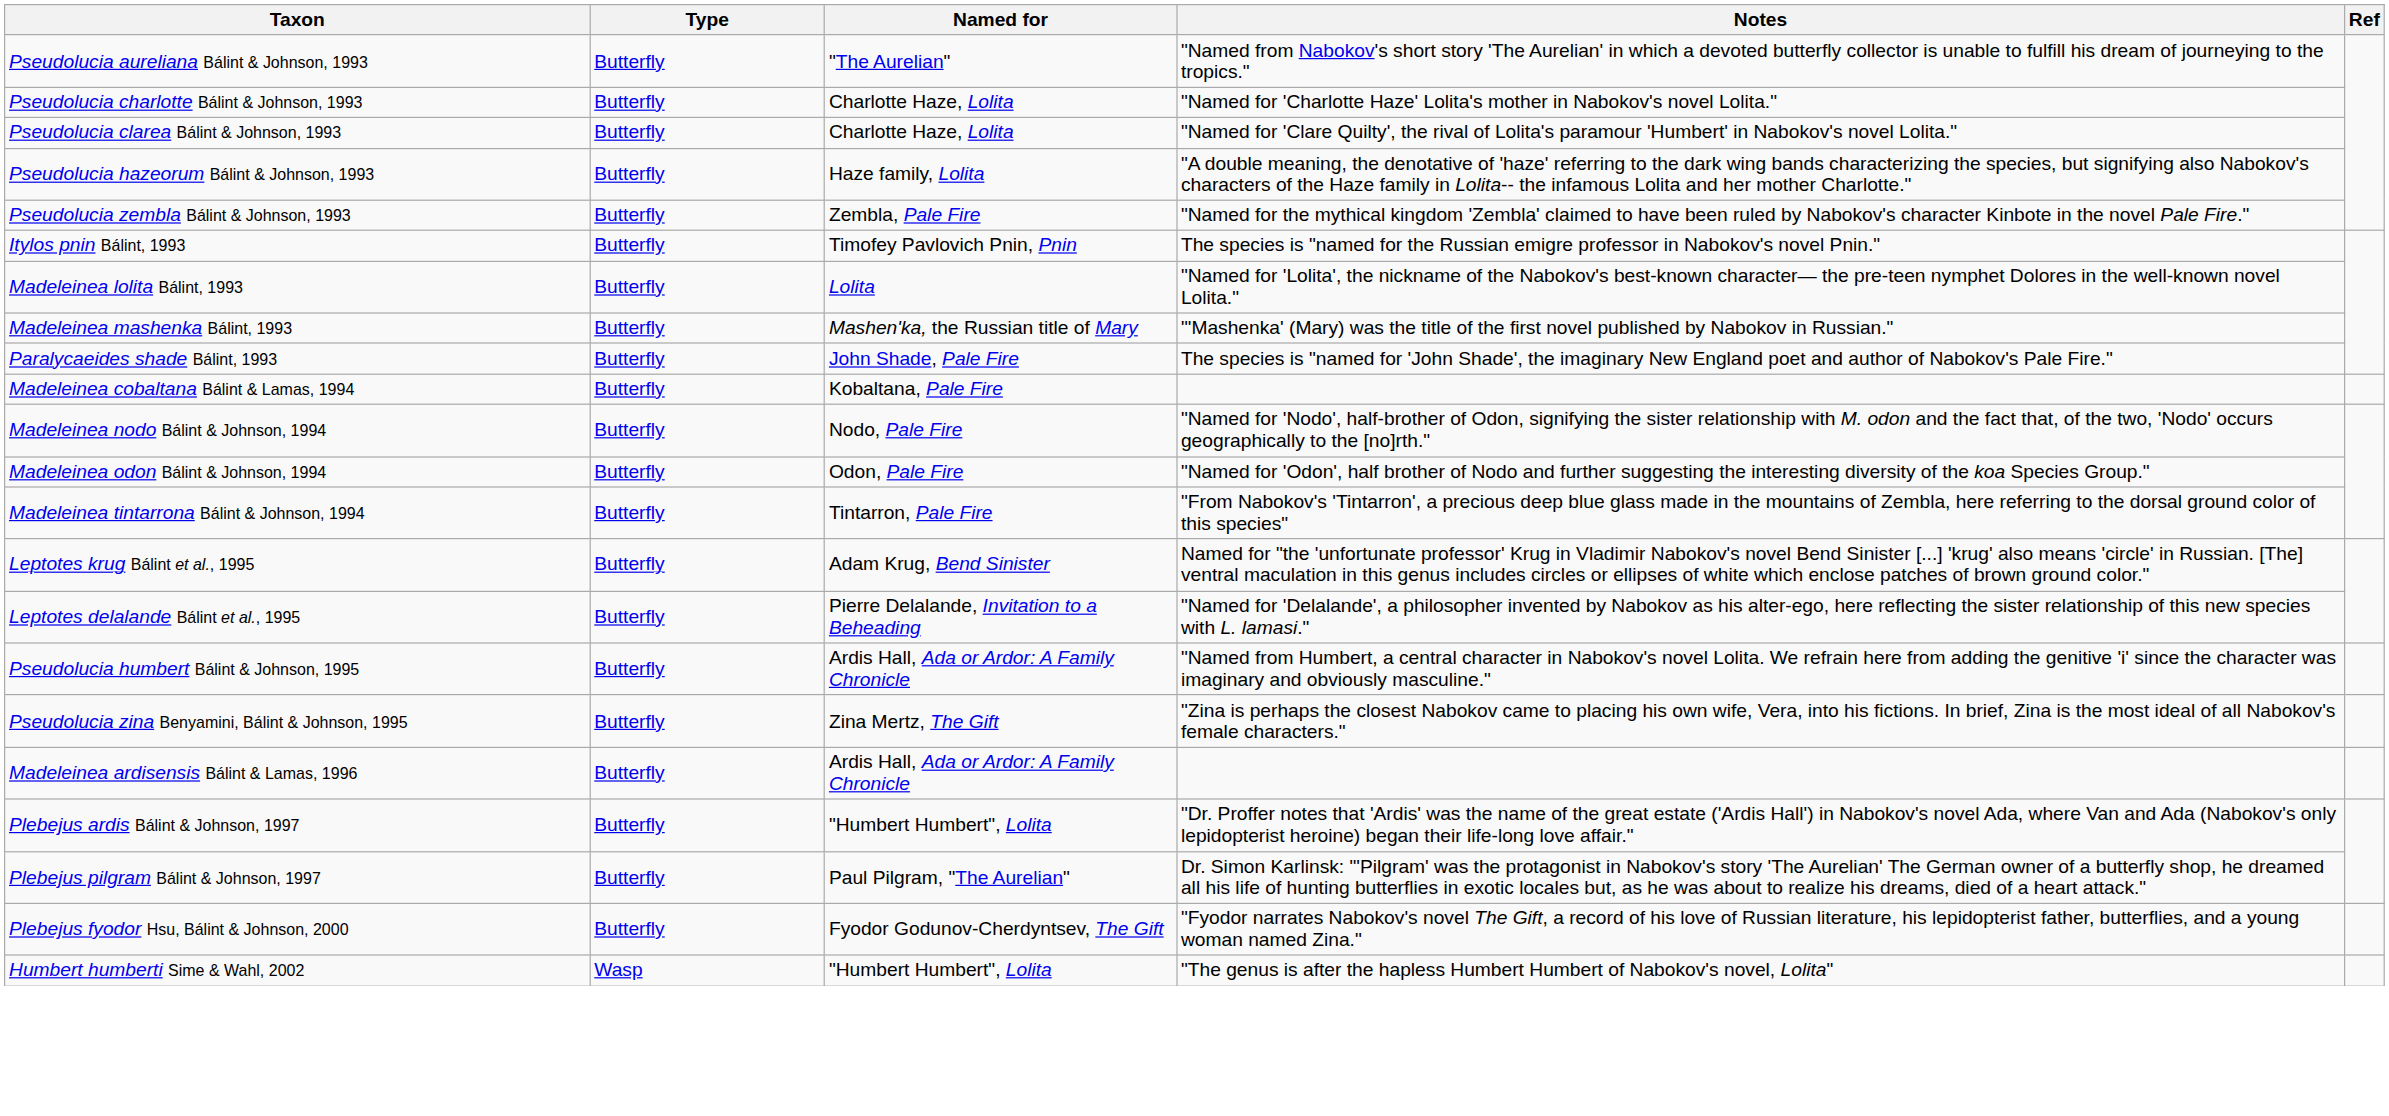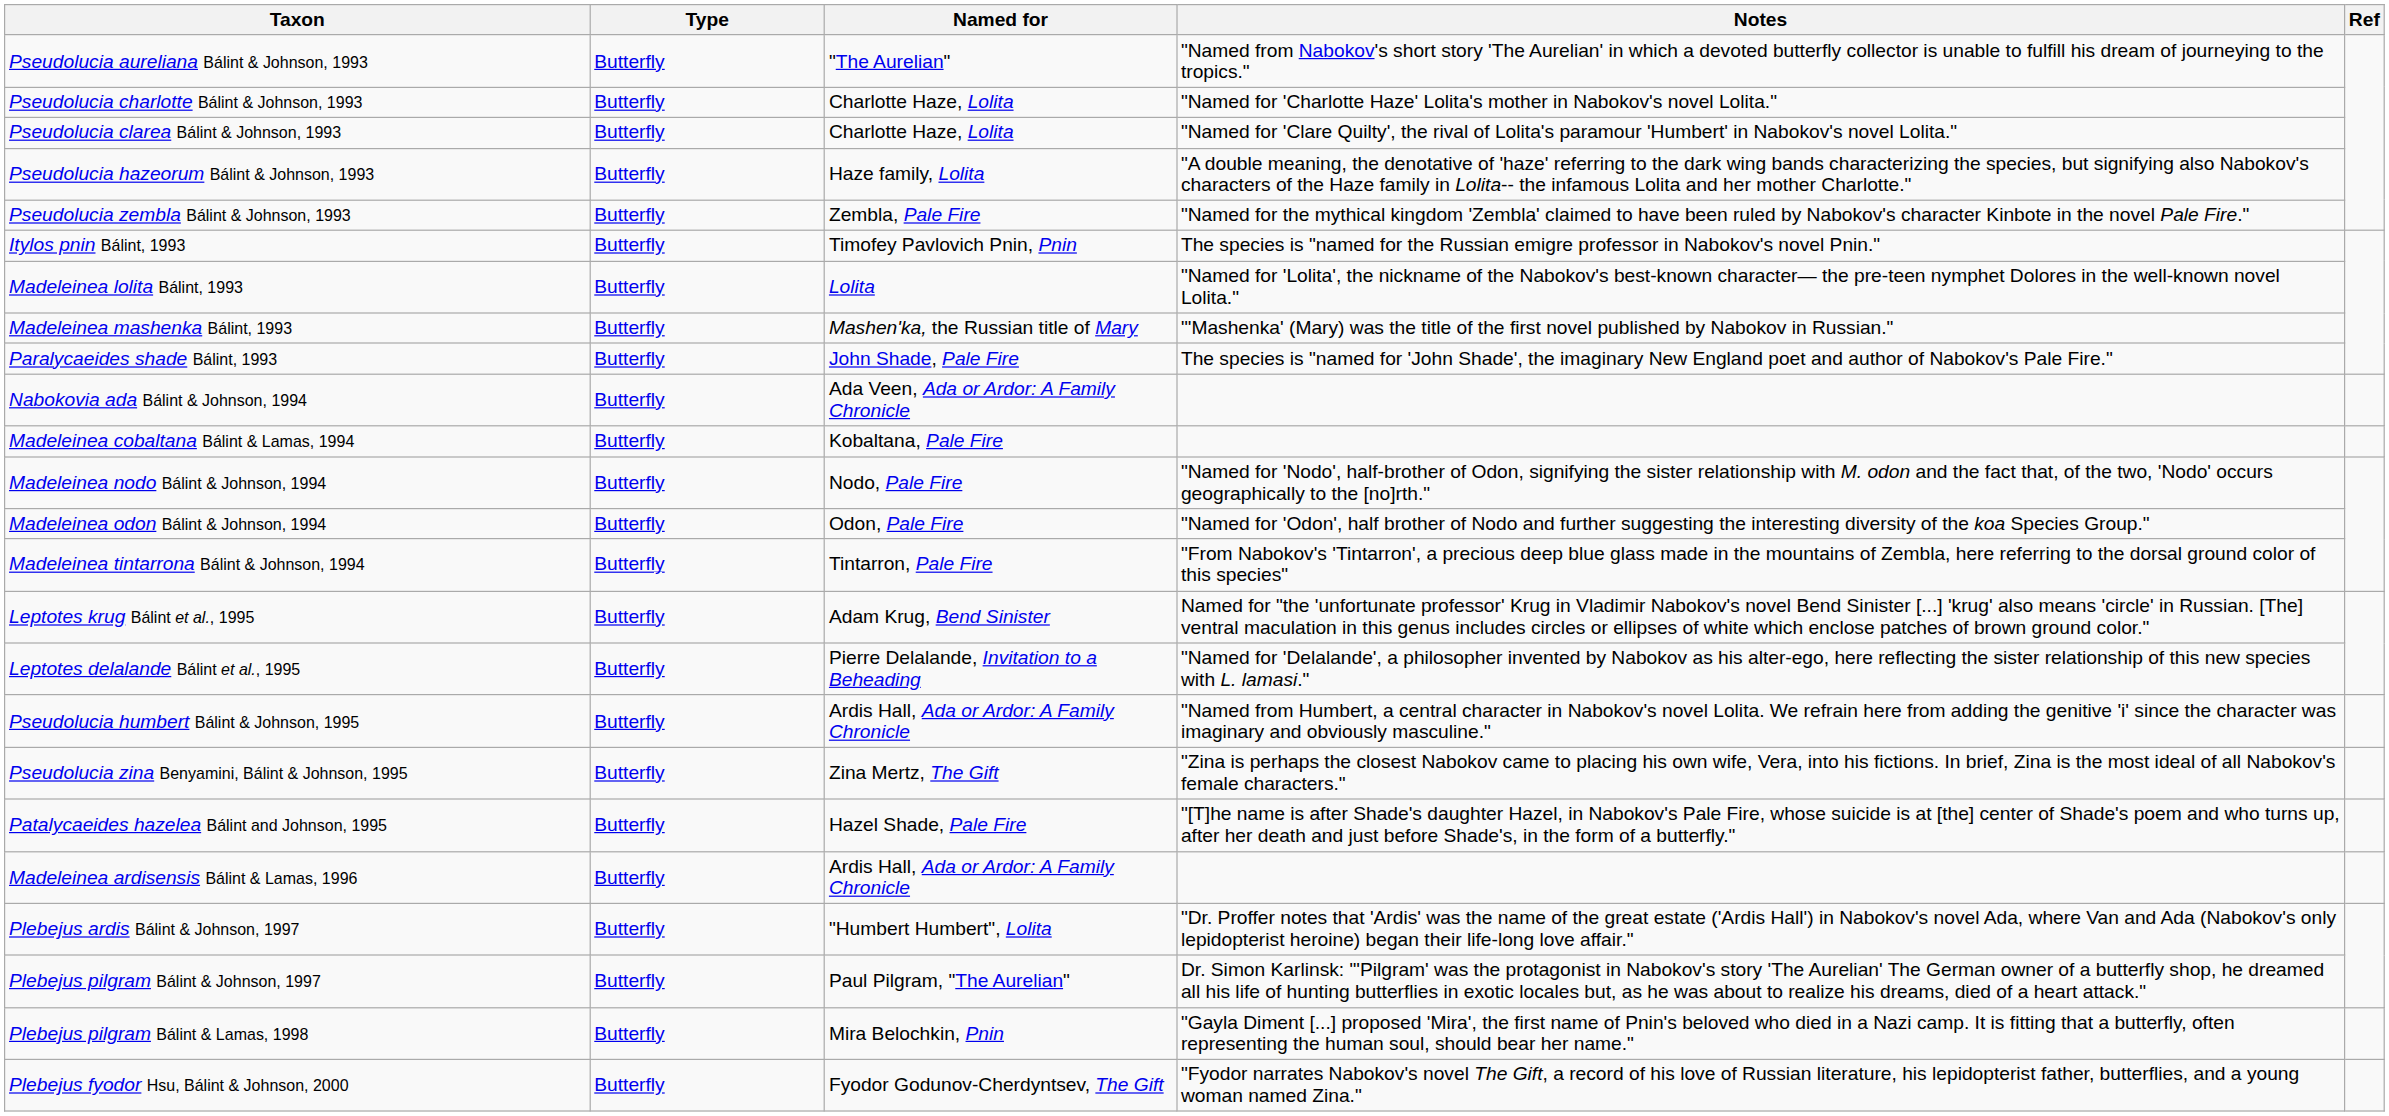+ row: (158, 399)
+ row: (198, 825)
+ row: (159, 1033)
- row: (157, 970)
